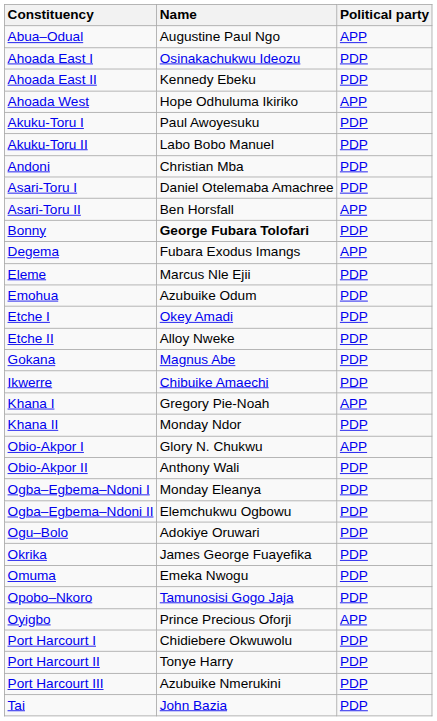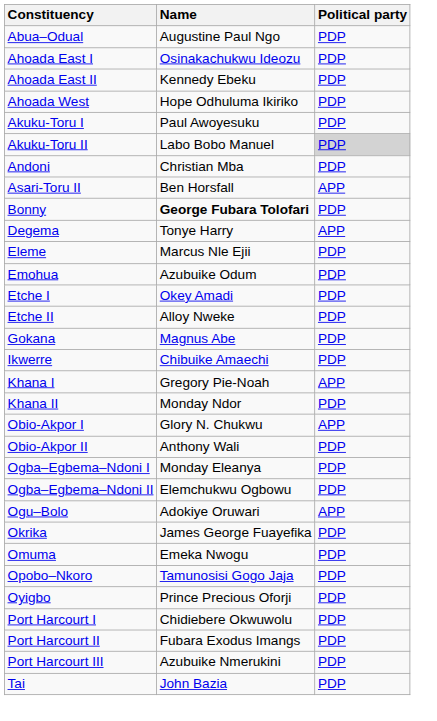(354, 36) APP -> (332, 36) PDP
(354, 101) APP -> (332, 101) PDP
(354, 144) no background -> (332, 144) lightgrey background
- row: (42, 187)
(230, 252) Fubara Exodus Imangs -> (196, 230) Tonye Harry
(354, 532) PDP -> (332, 511) APP
(354, 619) APP -> (332, 597) PDP
(196, 662) Tonye Harry -> (230, 640) Fubara Exodus Imangs
